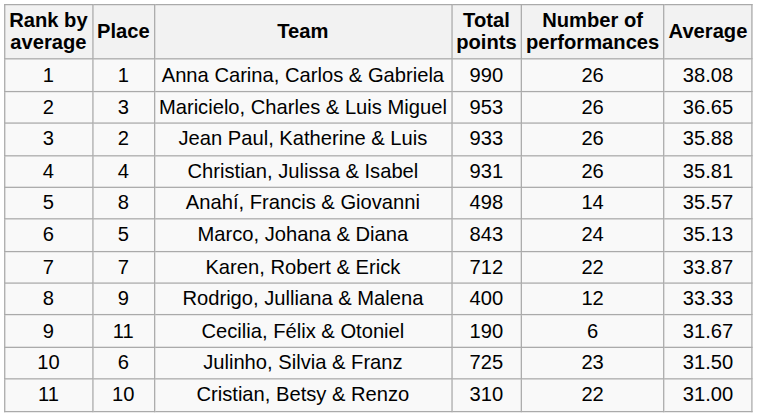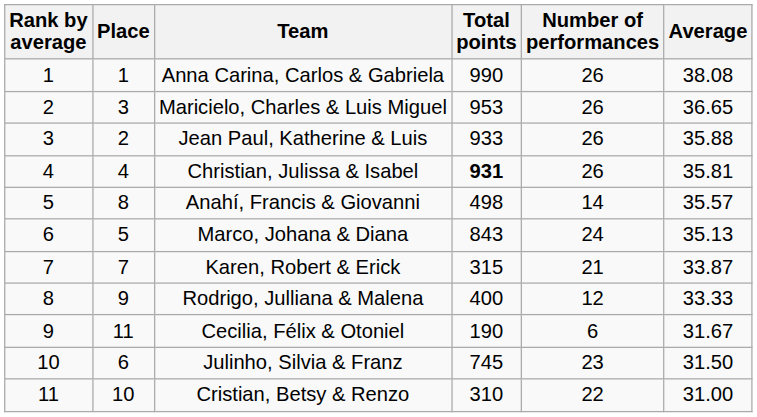(486, 171) normal -> (486, 171) bold
(486, 266) 712 -> (486, 266) 315
(593, 266) 22 -> (593, 266) 21
(486, 362) 725 -> (486, 362) 745
